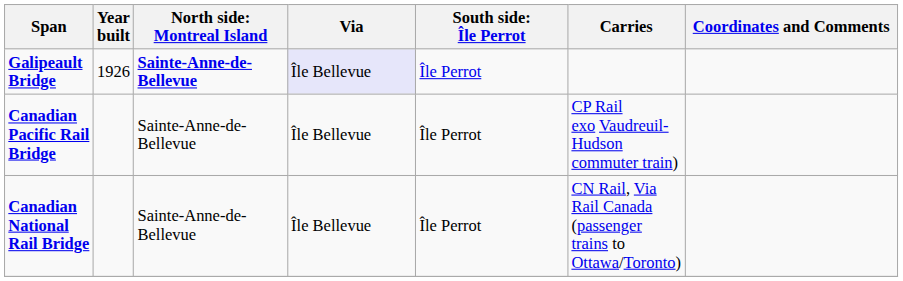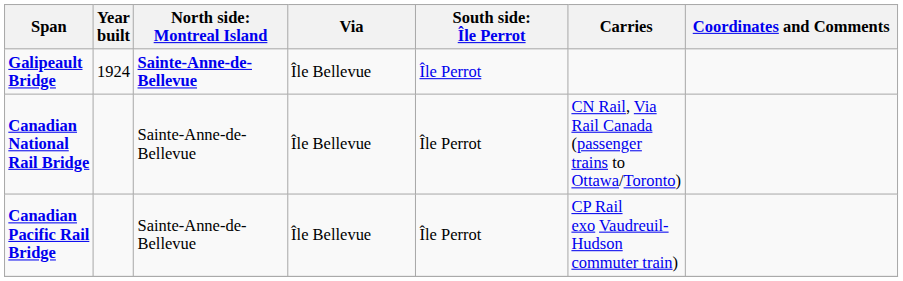(113, 71) 1926 -> (113, 71) 1924
(331, 71) lavender background -> (331, 71) no background
rows swapped: (49, 225) <-> (49, 134)
